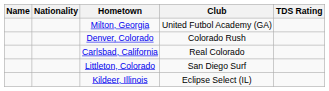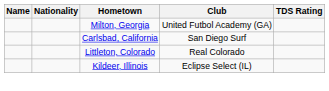- row: (120, 39)
(217, 52) Real Colorado -> (217, 39) San Diego Surf
(217, 66) San Diego Surf -> (217, 52) Real Colorado
